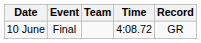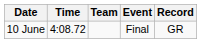columns swapped: (64, 13) <-> (134, 13)
